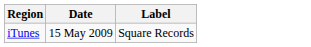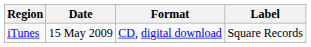+ column: (170, 14)
